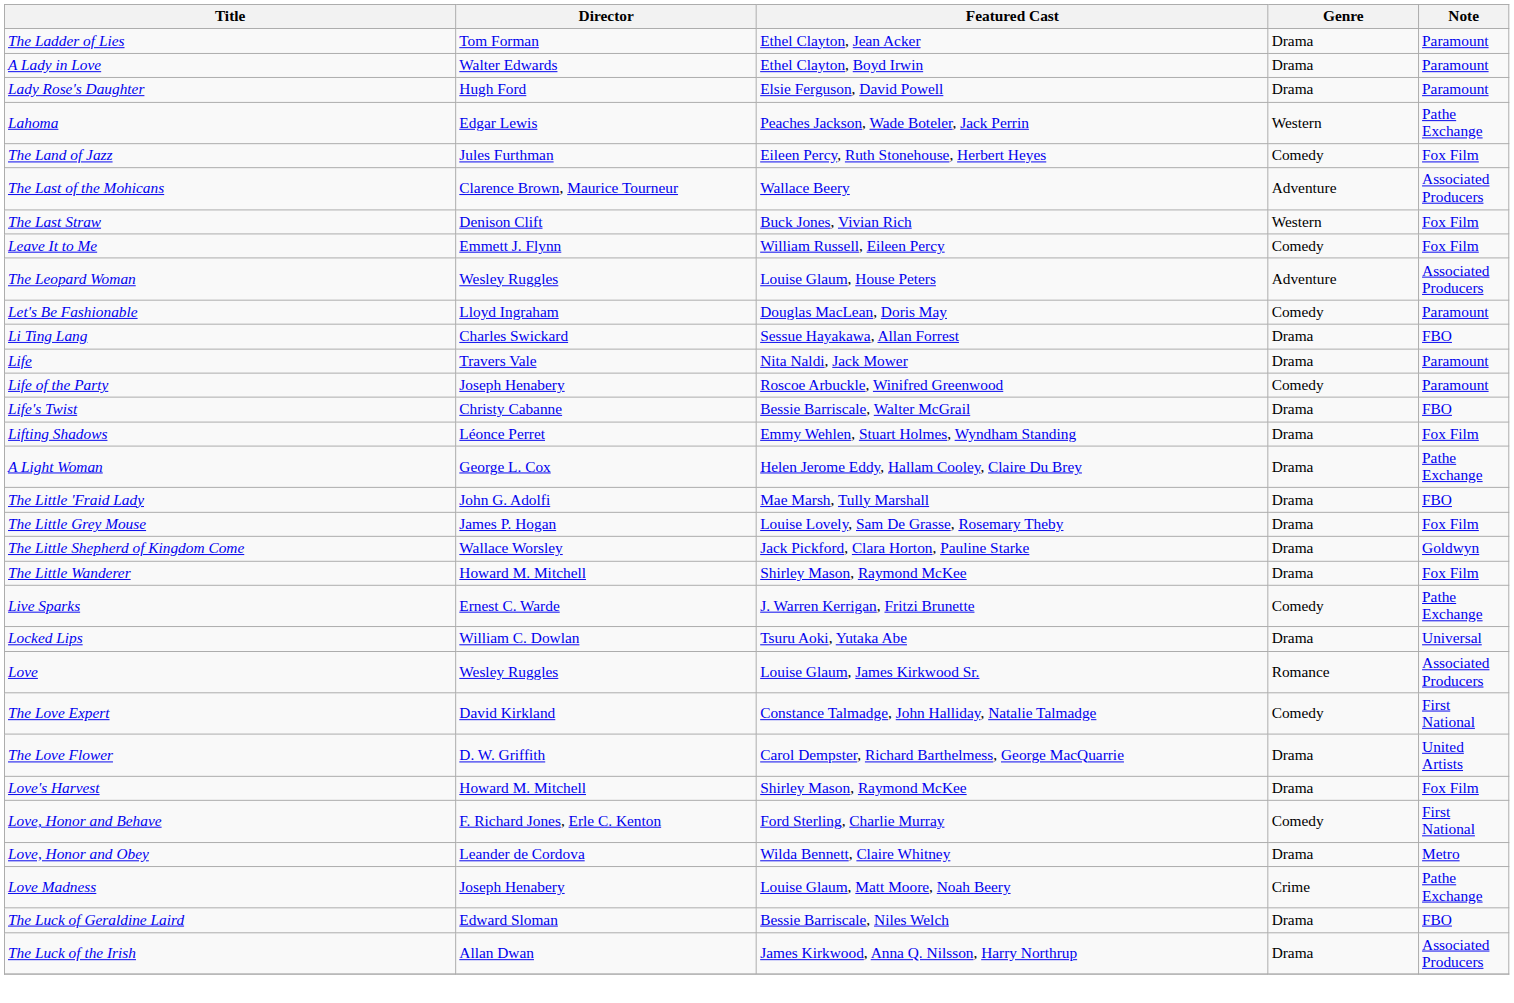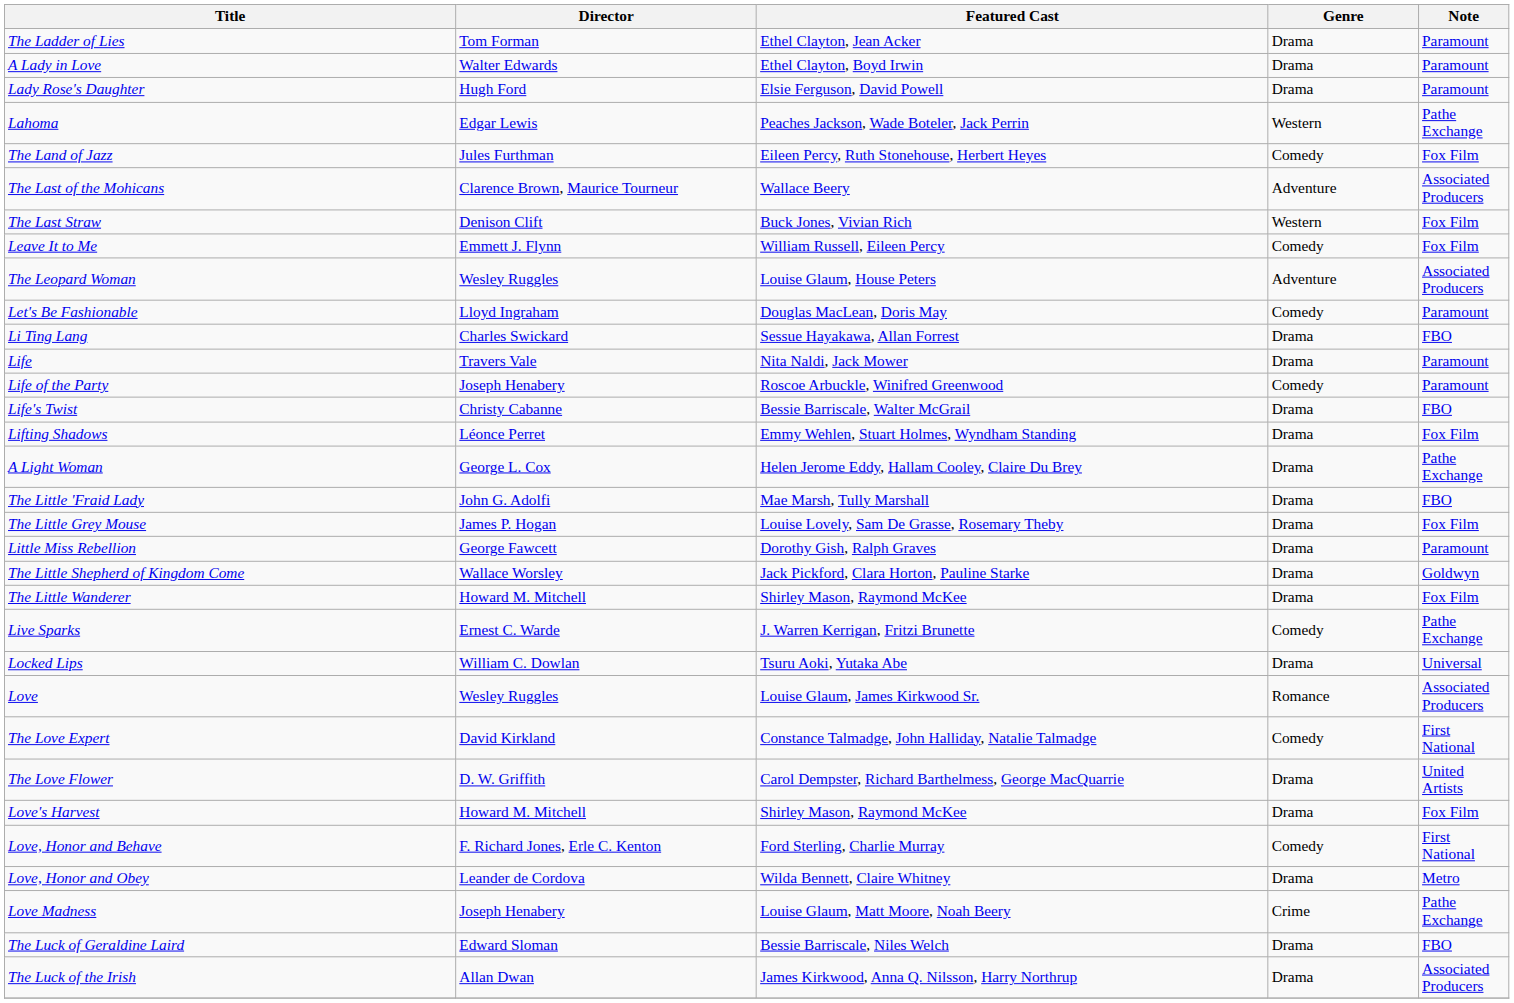+ row: (72, 548)
